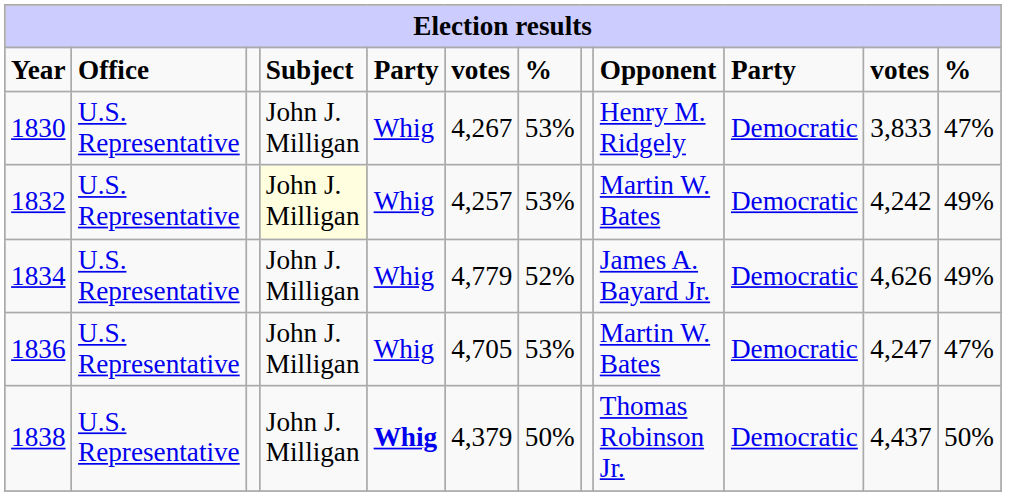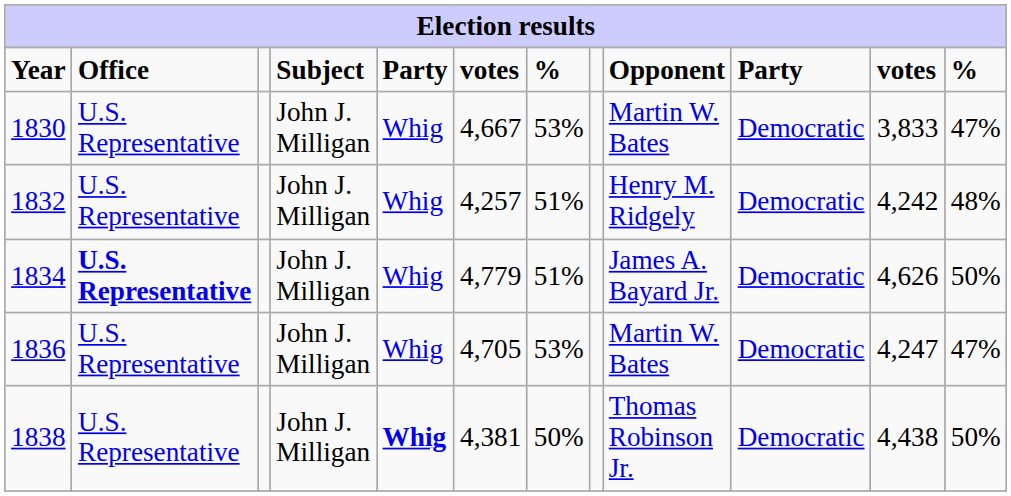(482, 127) 4,267 -> (491, 127) 4,667
(653, 127) Henry M. Ridgely -> (664, 127) Martin W. Bates
(313, 201) lightyellow background -> (323, 201) no background
(550, 201) 53% -> (559, 201) 51%
(655, 201) Martin W. Bates -> (662, 201) Henry M. Ridgely
(969, 201) 49% -> (976, 201) 48%
(159, 275) normal -> (165, 275) bold
(550, 275) 52% -> (559, 275) 51%
(969, 275) 49% -> (976, 275) 50%
(482, 437) 4,379 -> (491, 437) 4,381
(901, 437) 4,437 -> (908, 437) 4,438
